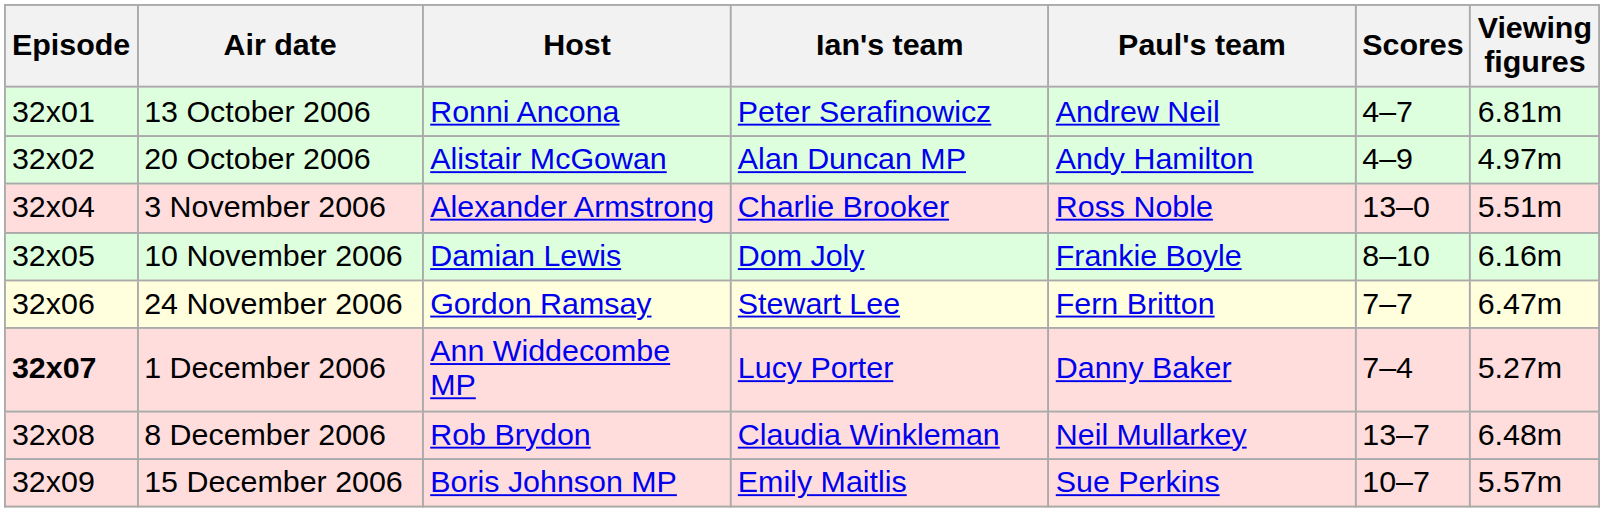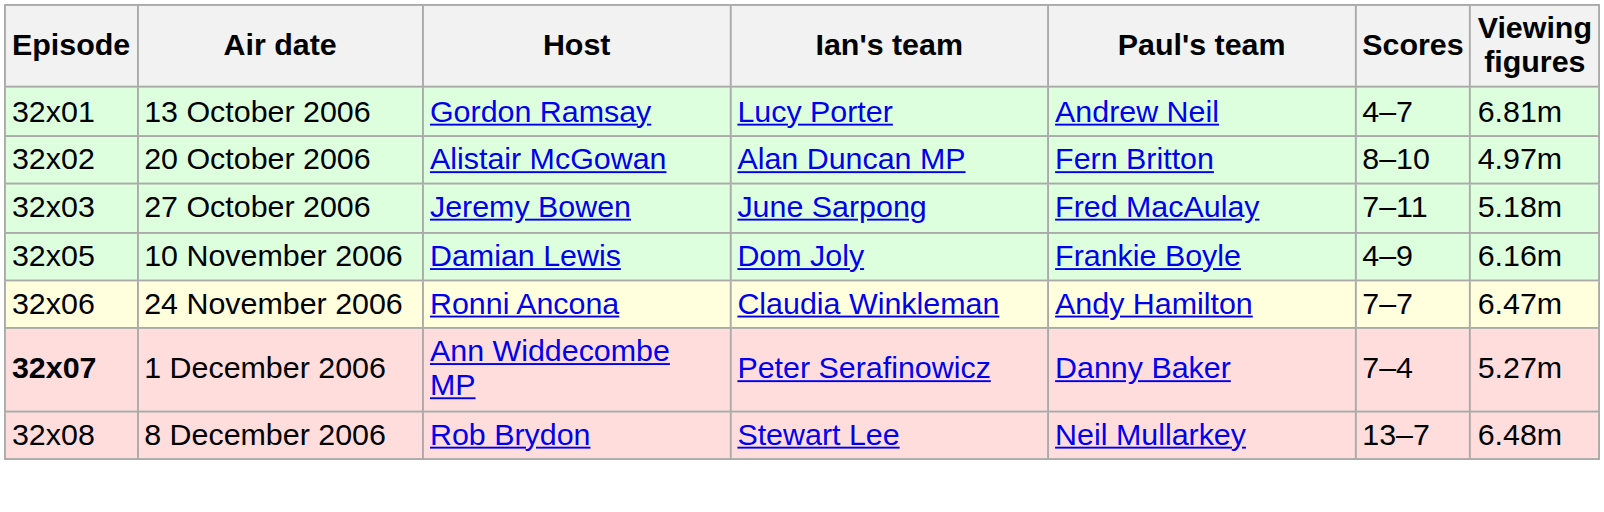(525, 111) Ronni Ancona -> (541, 111) Gordon Ramsay
(865, 111) Peter Serafinowicz -> (815, 111) Lucy Porter
(1155, 159) Andy Hamilton -> (1134, 159) Fern Britton
(1388, 159) 4–9 -> (1396, 159) 8–10
+ row: (257, 207)
- row: (265, 207)
(1396, 255) 8–10 -> (1388, 255) 4–9
(541, 303) Gordon Ramsay -> (525, 303) Ronni Ancona
(819, 303) Stewart Lee -> (868, 303) Claudia Winkleman
(1135, 303) Fern Britton -> (1154, 303) Andy Hamilton
(816, 369) Lucy Porter -> (864, 369) Peter Serafinowicz
(869, 434) Claudia Winkleman -> (819, 434) Stewart Lee
- row: (274, 482)
